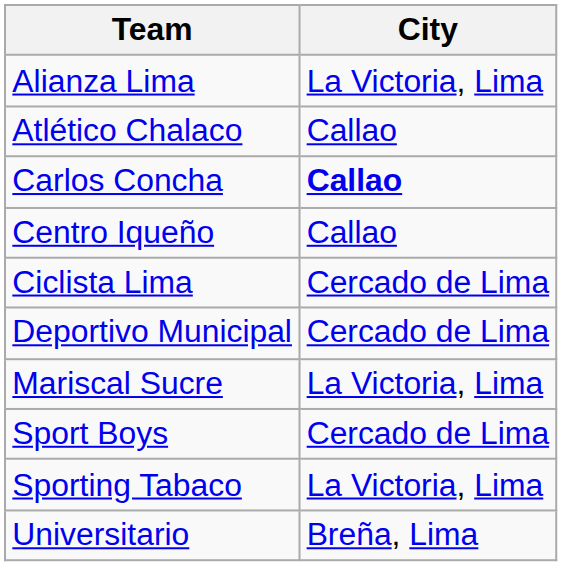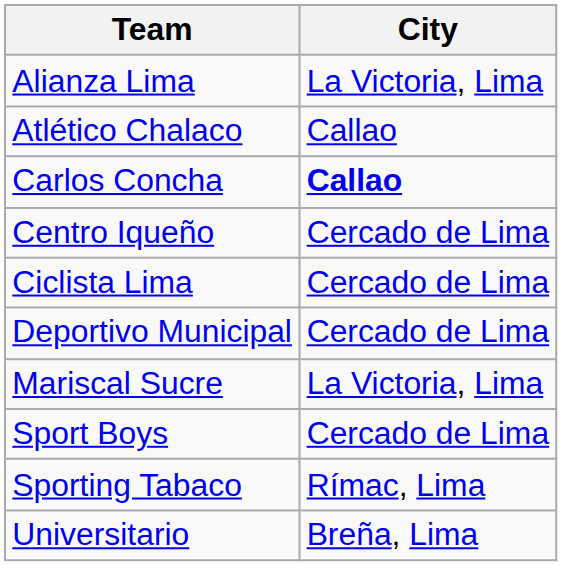(352, 231) Callao -> (428, 231) Cercado de Lima
(425, 484) La Victoria, Lima -> (396, 484) Rímac, Lima
